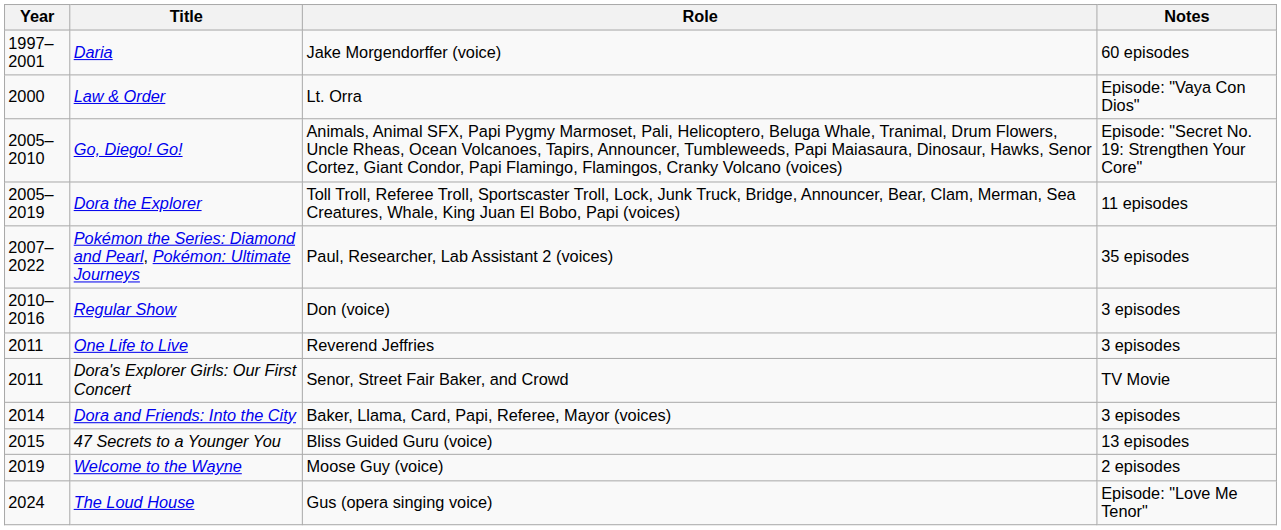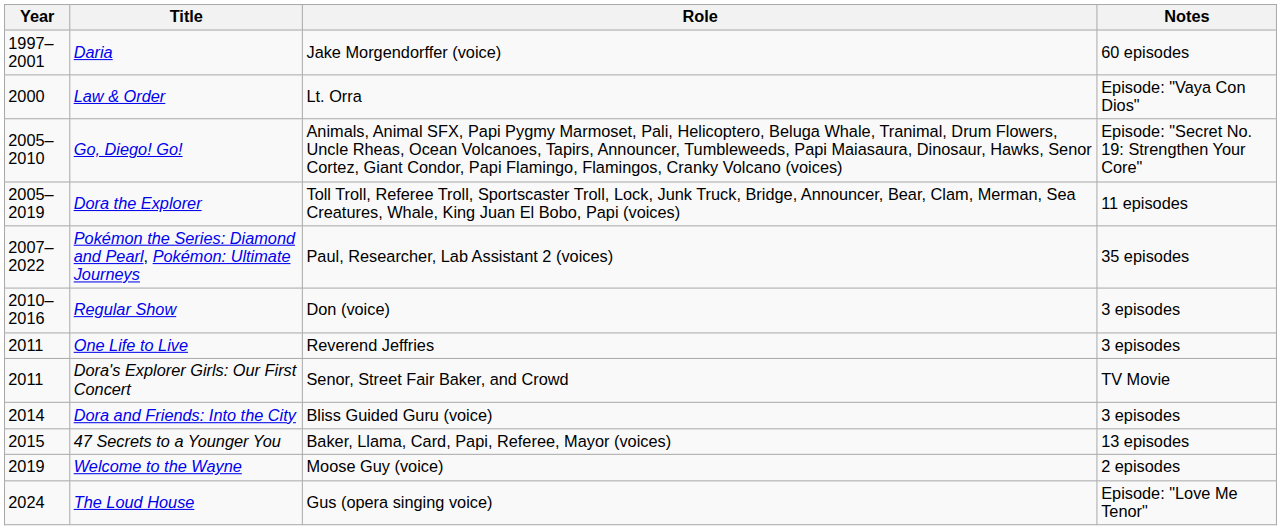(489, 415) Baker, Llama, Card, Papi, Referee, Mayor (voices) -> (399, 415) Bliss Guided Guru (voice)
(399, 441) Bliss Guided Guru (voice) -> (489, 441) Baker, Llama, Card, Papi, Referee, Mayor (voices)
